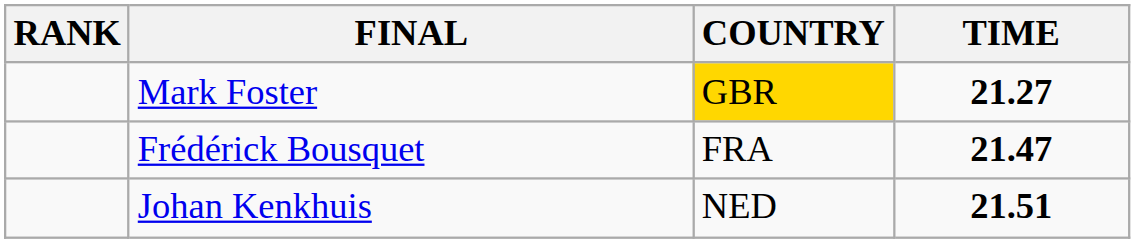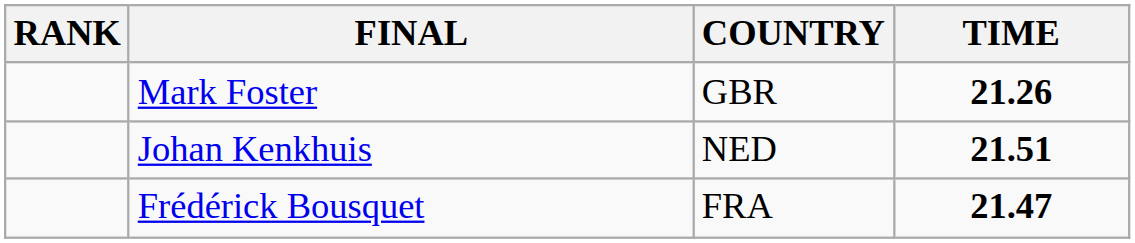(739, 91) gold background -> (739, 91) no background
(1011, 91) 21.27 -> (1011, 91) 21.26
rows swapped: (281, 149) <-> (255, 206)
